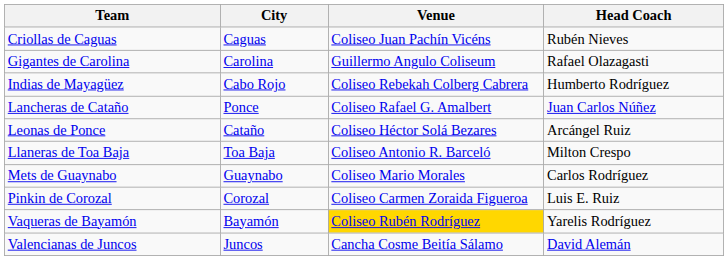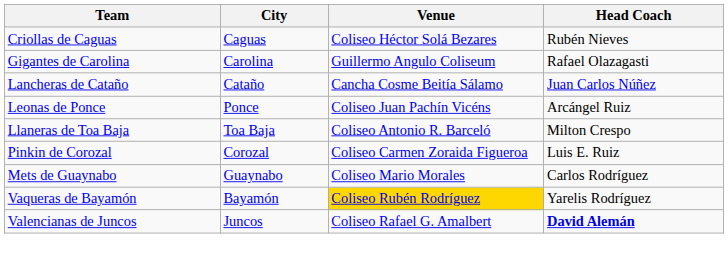(411, 38) Coliseo Juan Pachín Vicéns -> (414, 38) Coliseo Héctor Solá Bezares
- row: (66, 84)
(241, 107) Ponce -> (244, 84) Cataño
(411, 107) Coliseo Rafael G. Amalbert -> (417, 84) Cancha Cosme Beitía Sálamo
(244, 130) Cataño -> (241, 107) Ponce
(414, 130) Coliseo Héctor Solá Bezares -> (411, 107) Coliseo Juan Pachín Vicéns
rows swapped: (62, 175) <-> (60, 198)
(417, 244) Cancha Cosme Beitía Sálamo -> (411, 221) Coliseo Rafael G. Amalbert
(589, 244) normal -> (591, 221) bold
